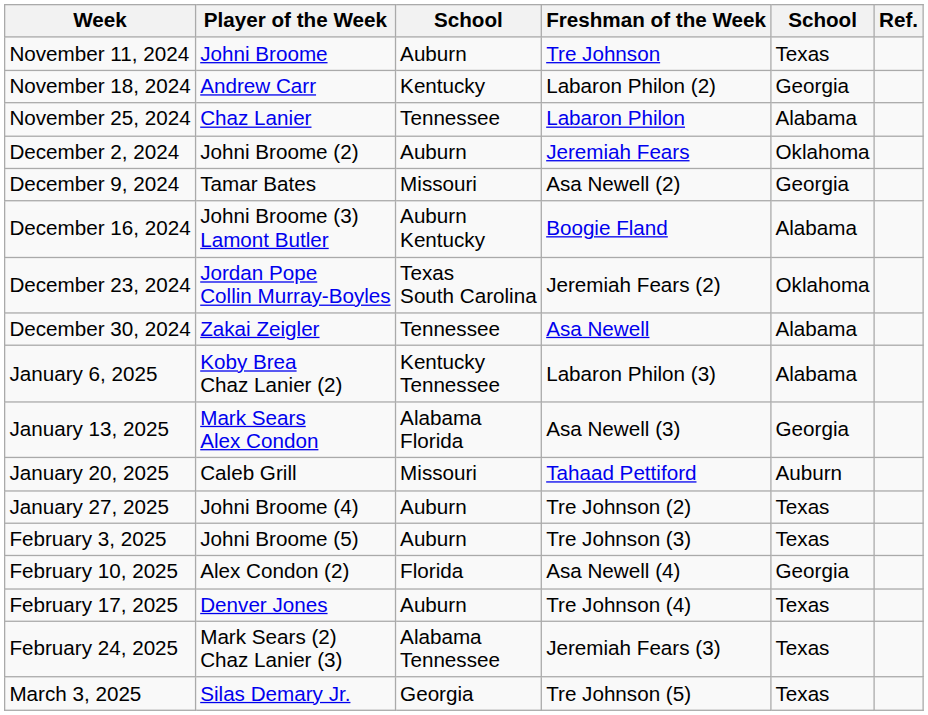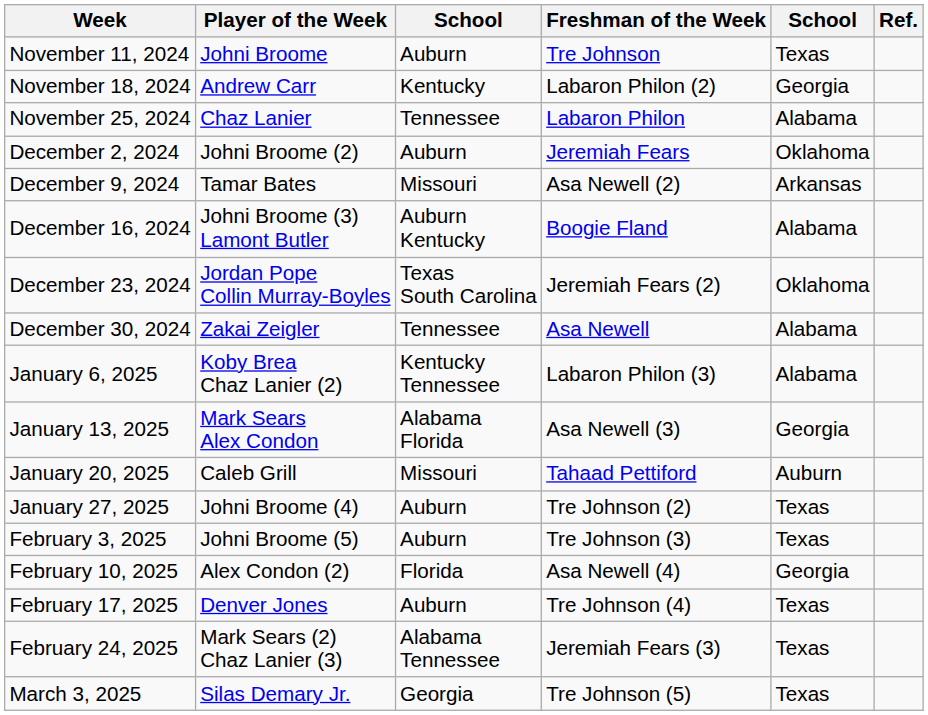(812, 184) Georgia -> (819, 184) Arkansas
